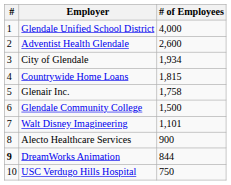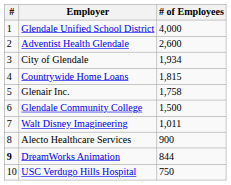(170, 124) 1,101 -> (170, 124) 1,011
